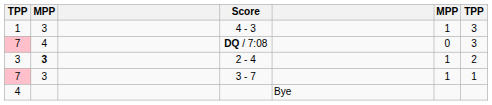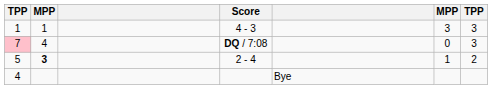(44, 28) 3 -> (44, 28) 1
(447, 28) 1 -> (447, 28) 3
(18, 60) 3 -> (18, 60) 5
- row: (246, 76)
